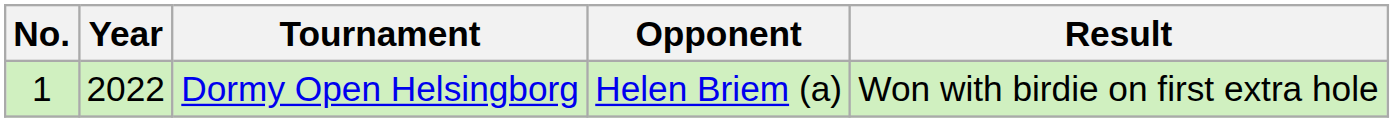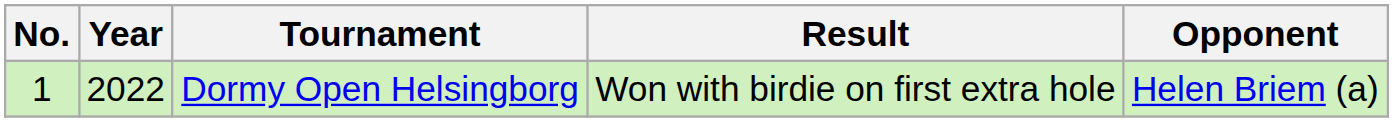columns swapped: (719, 33) <-> (1118, 33)
